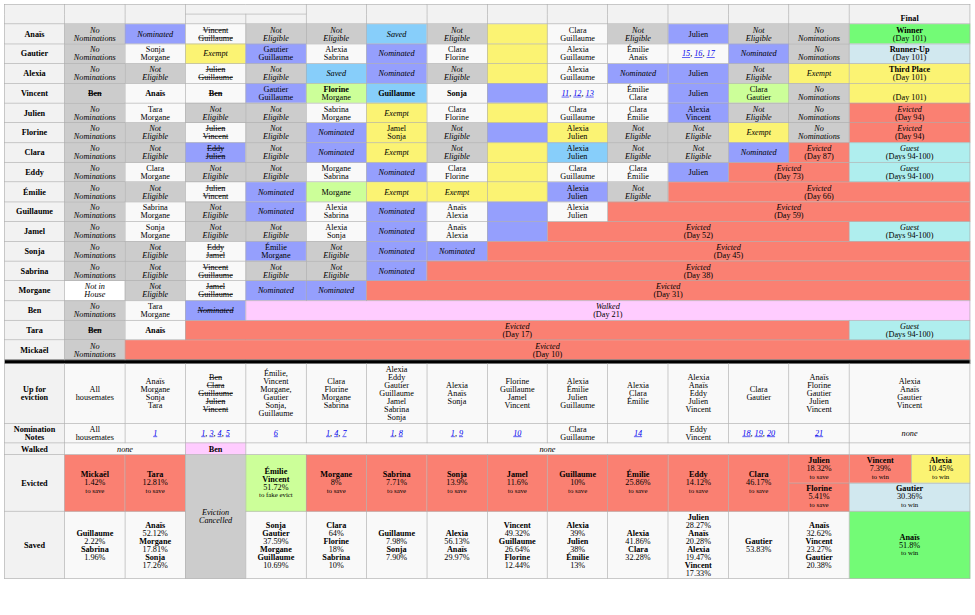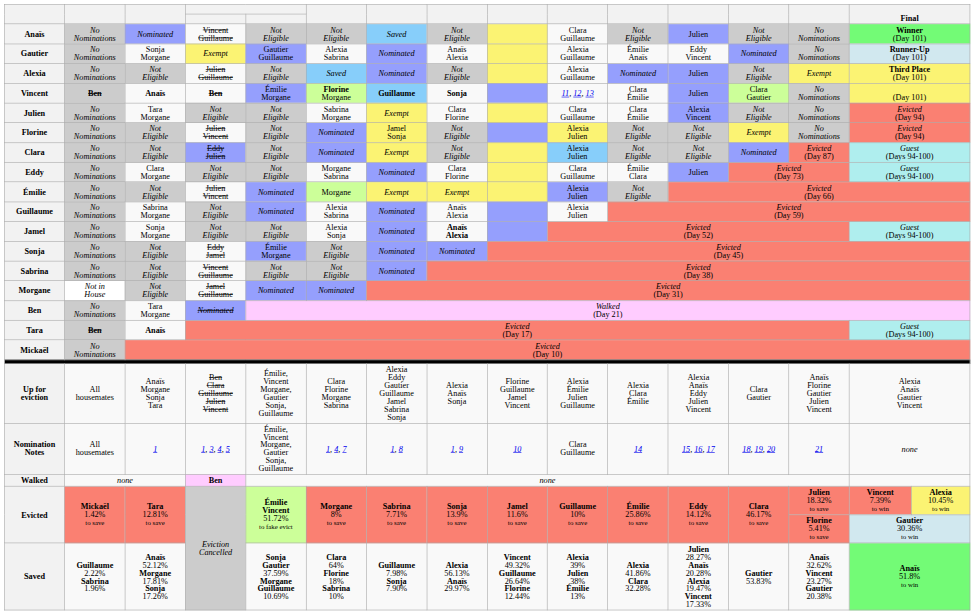(457, 54) Clara Florine -> (457, 54) Anaïs Alexia
(698, 54) 15, 16, 17 -> (698, 54) Eddy Vincent
(276, 94) Gautier Guillaume -> (276, 94) Émilie Morgane
(638, 94) Émilie Clara -> (638, 94) Clara Émilie
(638, 173) Clara Émilie -> (638, 173) Émilie Clara
(457, 232) normal -> (457, 232) bold
(276, 433) 6 -> (276, 449) Émilie, Vincent Morgane, Gautier Sonja, Guillaume
(698, 433) Eddy Vincent -> (698, 449) 15, 16, 17
